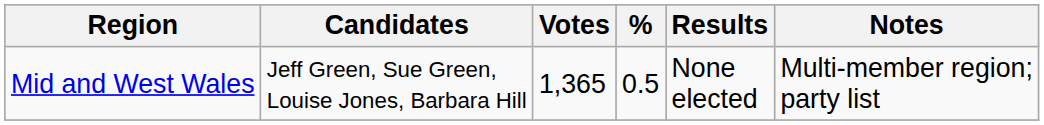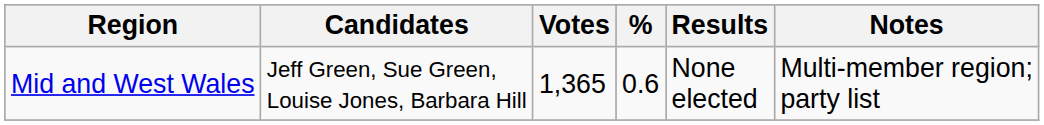(641, 83) 0.5 -> (641, 83) 0.6
